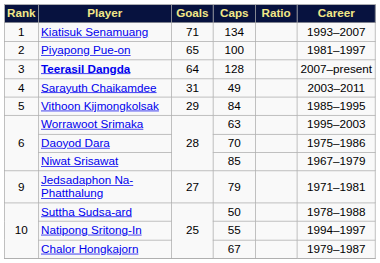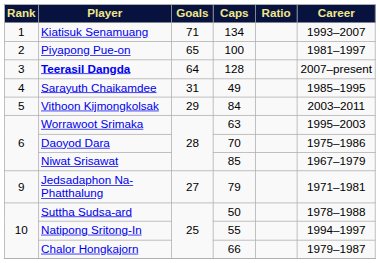(336, 87) 2003–2011 -> (336, 87) 1985–1995
(336, 106) 1985–1995 -> (336, 106) 2003–2011
(234, 249) 67 -> (234, 249) 66
